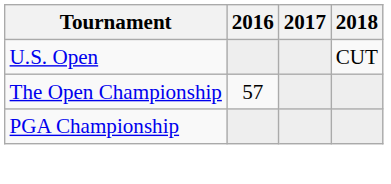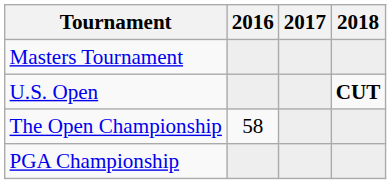+ row: (96, 56)
(357, 56) normal -> (358, 91) bold
(253, 91) 57 -> (253, 126) 58
